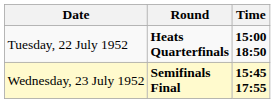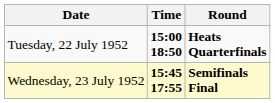columns swapped: (251, 15) <-> (190, 15)
